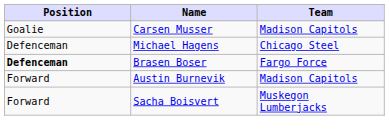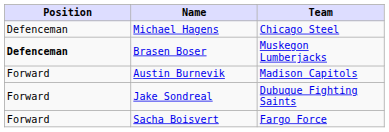- row: (173, 29)
(293, 62) Fargo Force -> (293, 52) Muskegon Lumberjacks
+ row: (173, 96)
(293, 101) Muskegon Lumberjacks -> (293, 119) Fargo Force
